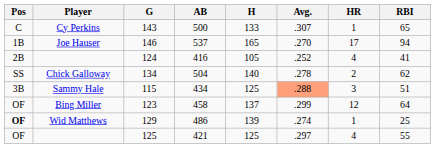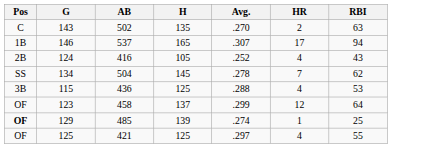- column: (78, 12)
(200, 27) 500 -> (124, 27) 502
(251, 27) 133 -> (183, 27) 135
(303, 27) .307 -> (241, 27) .270
(354, 27) 1 -> (299, 27) 2
(405, 27) 65 -> (358, 27) 63
(303, 43) .270 -> (241, 43) .307
(405, 58) 41 -> (358, 58) 43
(251, 74) 140 -> (183, 74) 145
(354, 74) 2 -> (299, 74) 7
(200, 89) 434 -> (124, 89) 436
(303, 89) lightsalmon background -> (241, 89) no background
(354, 89) 3 -> (299, 89) 4
(405, 89) 51 -> (358, 89) 53
(200, 120) 486 -> (124, 120) 485
